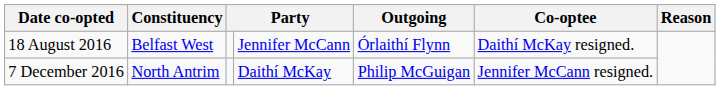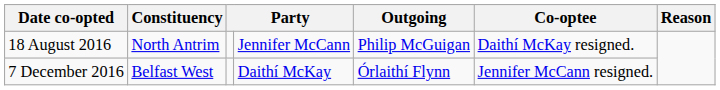(172, 44) Belfast West -> (175, 44) North Antrim
(404, 44) Órlaithí Flynn -> (414, 44) Philip McGuigan
(175, 71) North Antrim -> (172, 71) Belfast West
(414, 71) Philip McGuigan -> (404, 71) Órlaithí Flynn
